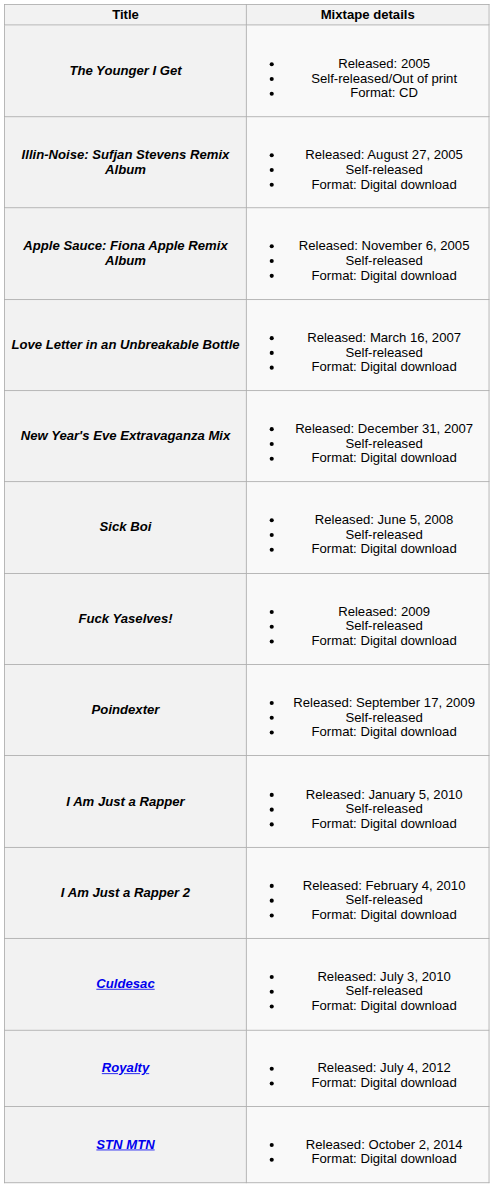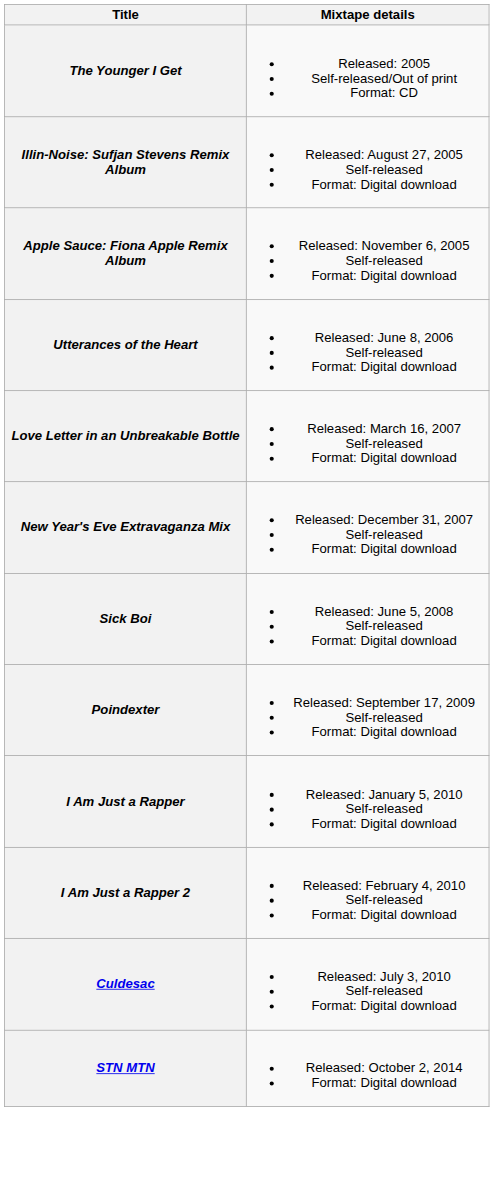+ row: (126, 344)
- row: (126, 618)
- row: (126, 1068)
